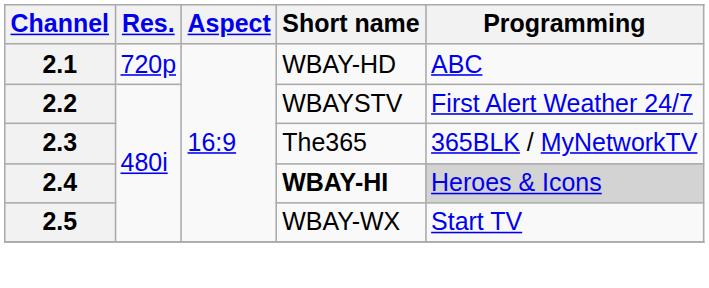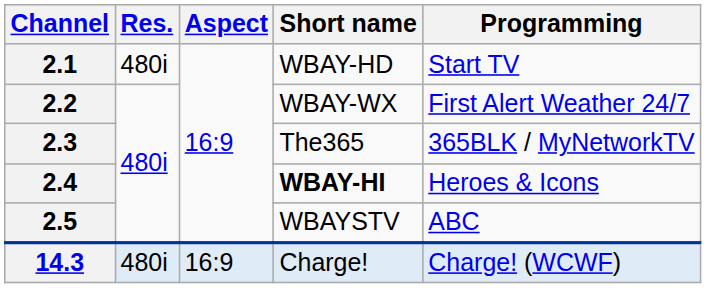(148, 63) 720p -> (144, 63) 480i
(457, 63) ABC -> (474, 63) Start TV
(342, 103) WBAYSTV -> (338, 103) WBAY-WX
(516, 182) lightgrey background -> (514, 182) no background
(341, 222) WBAY-WX -> (340, 222) WBAYSTV
(477, 222) Start TV -> (454, 222) ABC
+ row: (60, 262)
